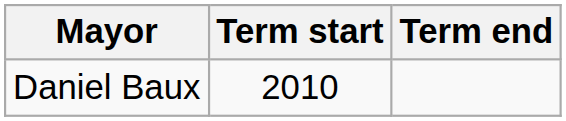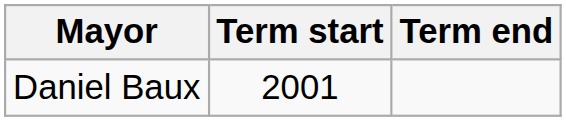(300, 87) 2010 -> (300, 87) 2001
